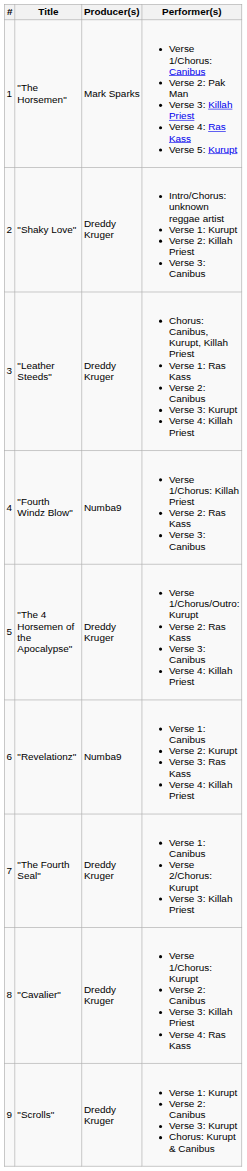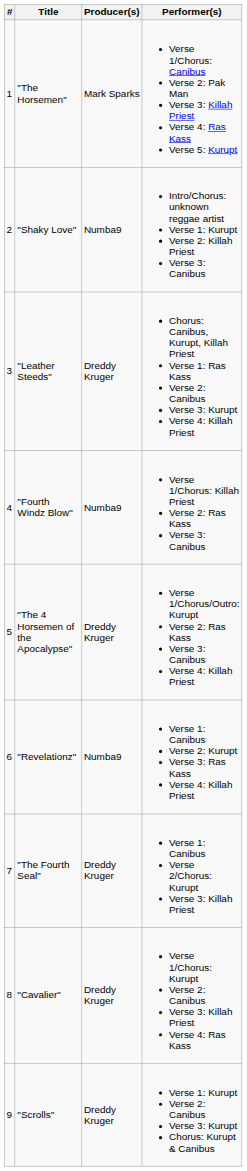(100, 229) Dreddy Kruger -> (103, 229) Numba9
